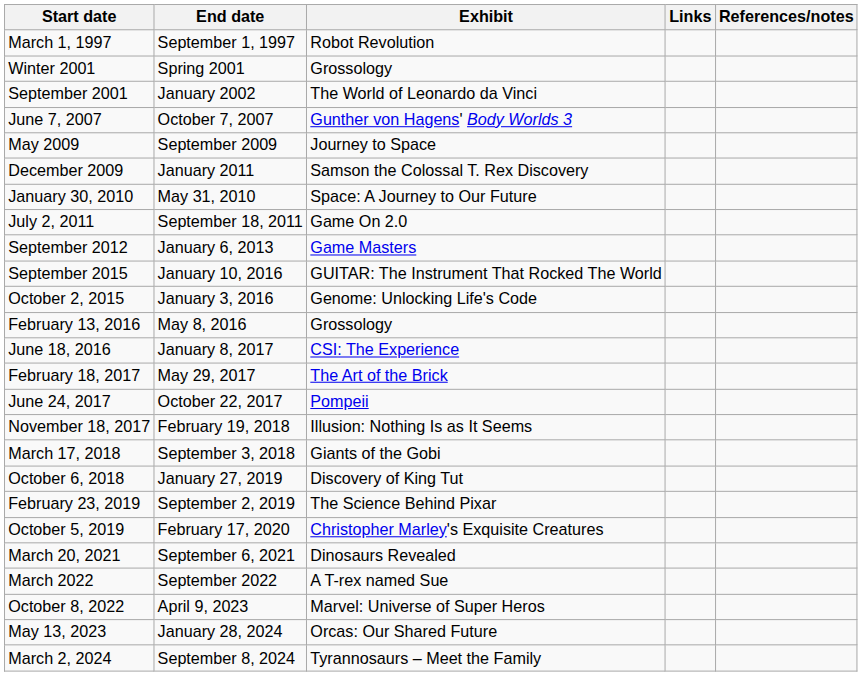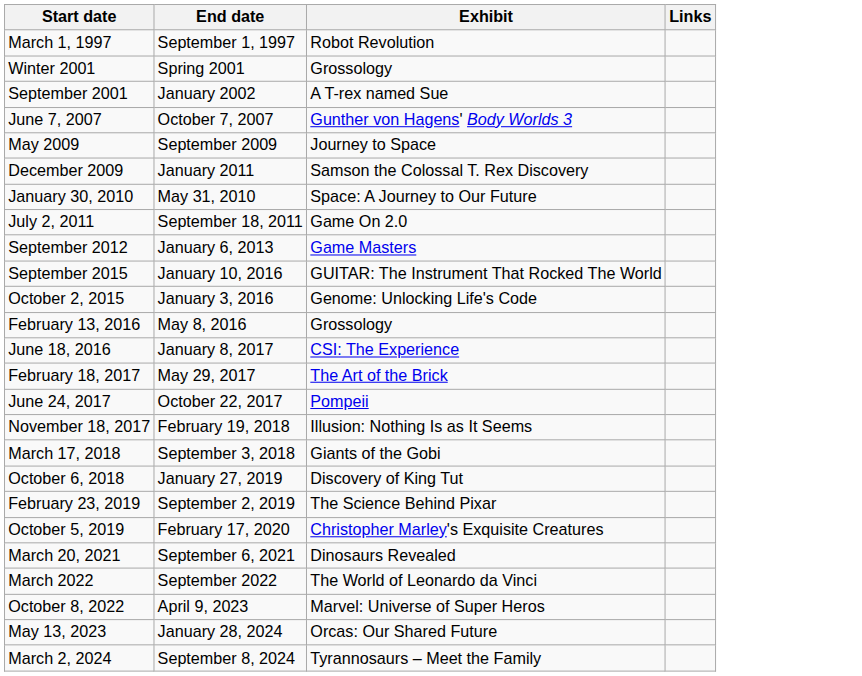- column: (786, 17)
(424, 94) The World of Leonardo da Vinci -> (379, 94) A T-rex named Sue
(379, 581) A T-rex named Sue -> (424, 581) The World of Leonardo da Vinci
